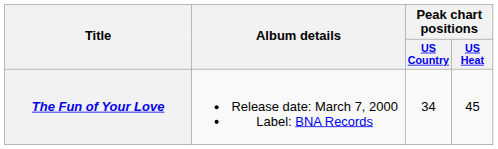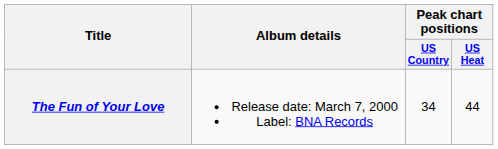(472, 106) 45 -> (472, 106) 44
